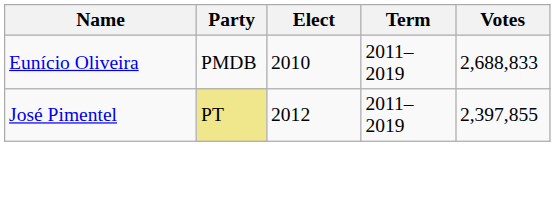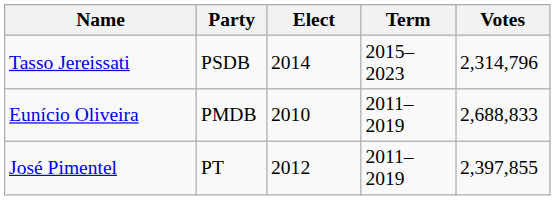+ row: (69, 61)
(212, 114) khaki background -> (212, 167) no background
